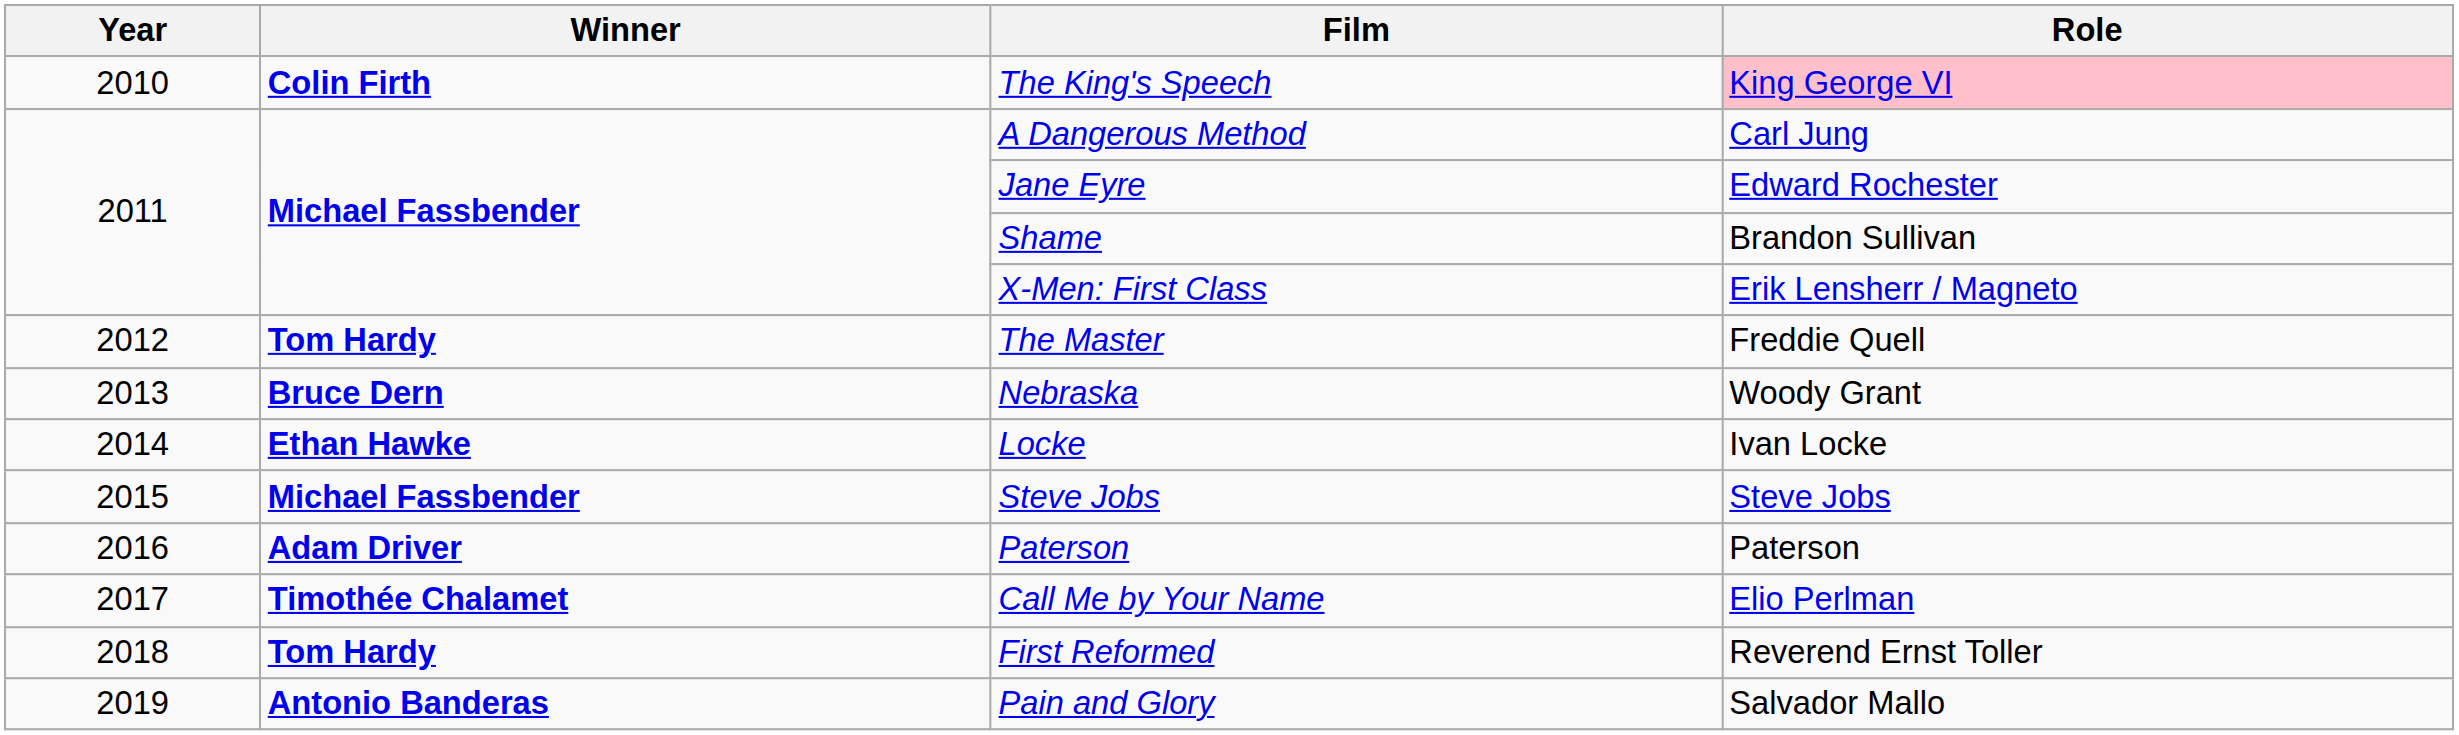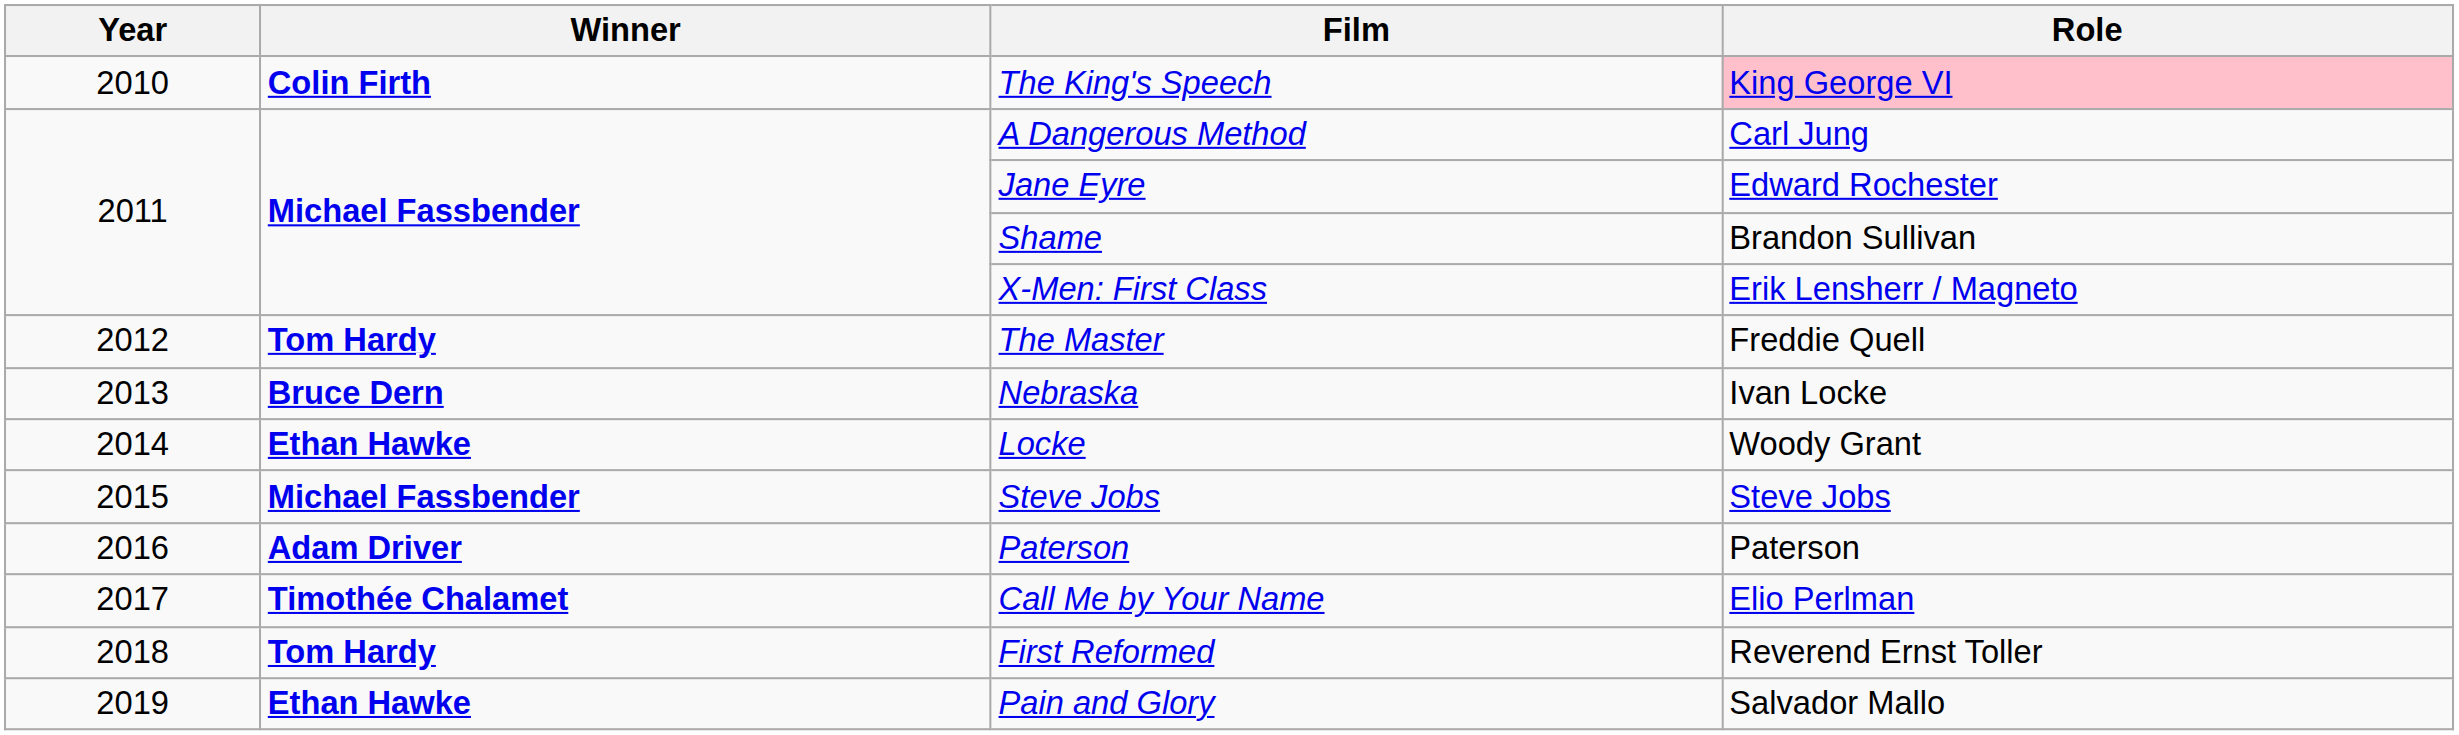(1825, 392) Woody Grant -> (1808, 392) Ivan Locke
(1808, 444) Ivan Locke -> (1825, 444) Woody Grant
(408, 703) Antonio Banderas -> (369, 703) Ethan Hawke
